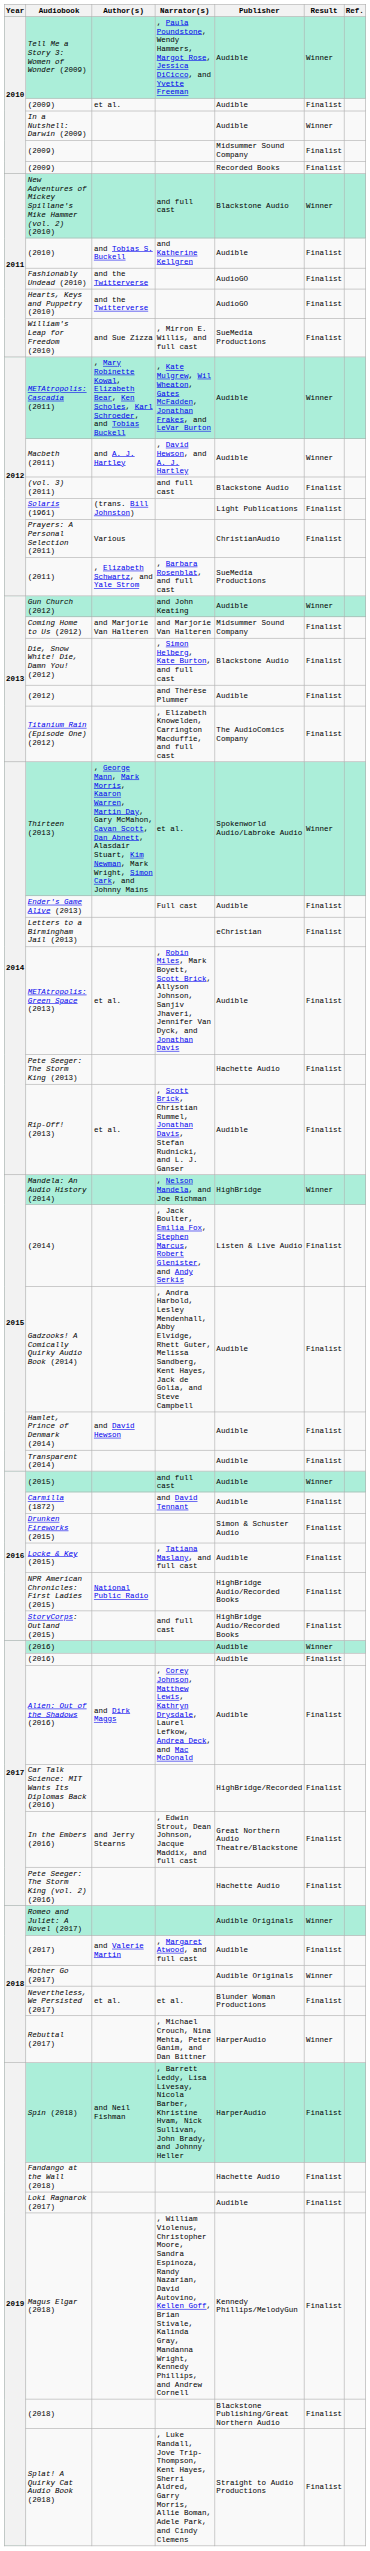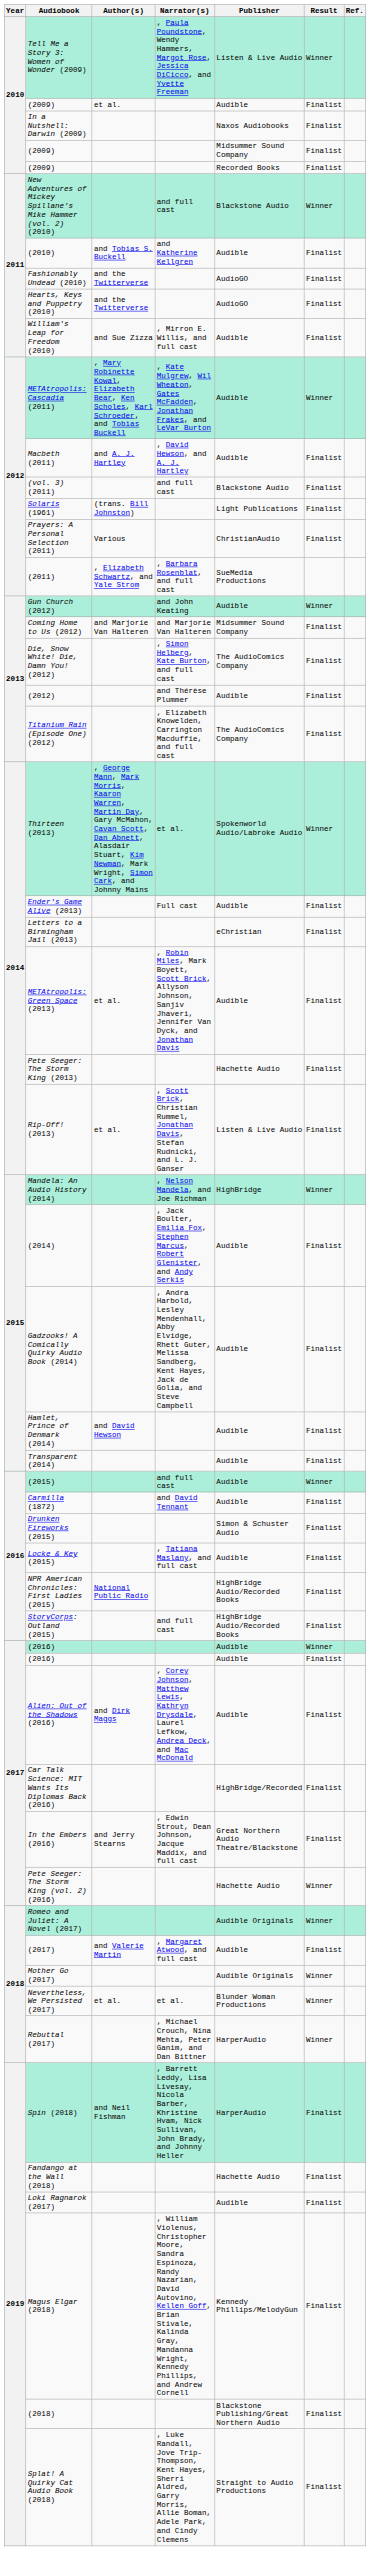(232, 58) Audible -> (259, 58) Listen & Live Audio
(232, 126) Audible -> (253, 126) Naxos Audiobooks
(319, 126) Winner -> (324, 126) Finalist
(241, 338) SueMedia Productions -> (232, 338) Audible
(319, 458) Winner -> (324, 458) Finalist
(253, 662) Blackstone Audio -> (250, 662) The AudioComics Company
(232, 1130) Audible -> (259, 1130) Listen & Live Audio
(259, 1246) Listen & Live Audio -> (232, 1246) Audible
(324, 1887) Finalist -> (319, 1887) Winner
(324, 2001) Finalist -> (319, 2001) Winner
